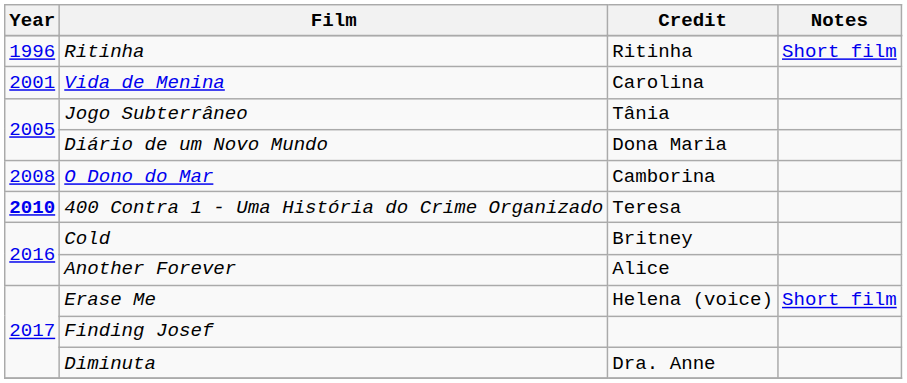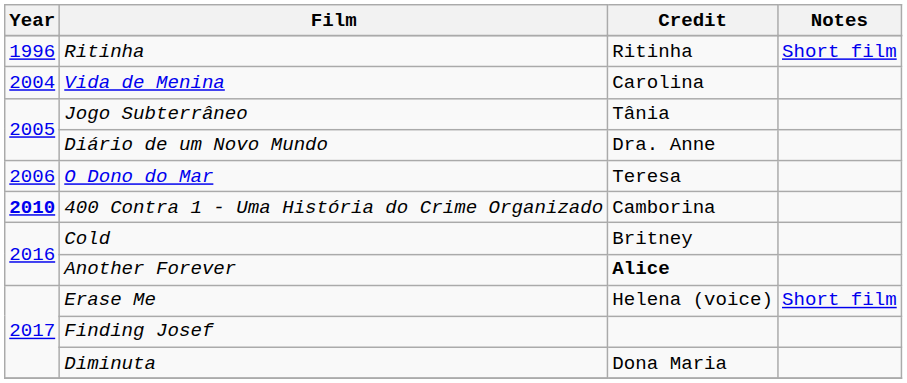(32, 83) 2001 -> (32, 83) 2004
(670, 145) Dona Maria -> (664, 145) Dra. Anne
(32, 176) 2008 -> (32, 176) 2006
(664, 176) Camborina -> (647, 176) Teresa
(647, 207) Teresa -> (664, 207) Camborina
(641, 269) normal -> (641, 269) bold
(664, 363) Dra. Anne -> (670, 363) Dona Maria
